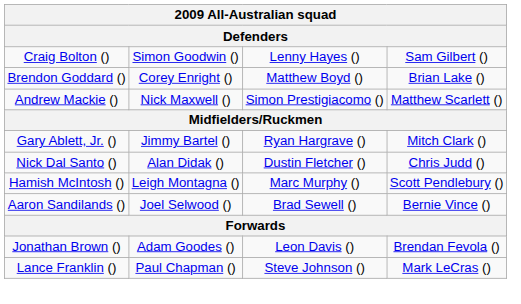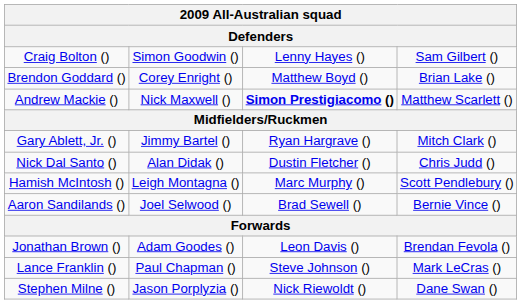(315, 99) normal -> (320, 99) bold
+ row: (67, 288)
